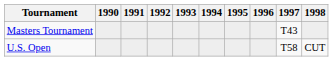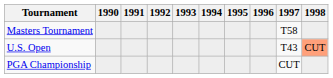(289, 30) T43 -> (289, 30) T58
(289, 47) T58 -> (289, 47) T43
(315, 47) no background -> (315, 47) lightsalmon background
+ row: (49, 65)
